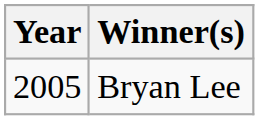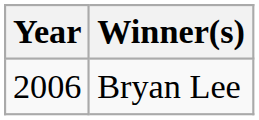(47, 85) 2005 -> (47, 85) 2006
